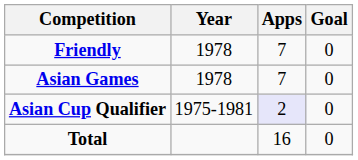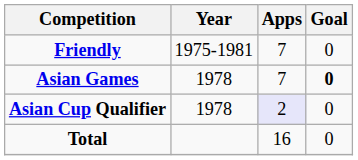(214, 49) 1978 -> (214, 49) 1975-1981
(329, 79) normal -> (329, 79) bold
(214, 109) 1975-1981 -> (214, 109) 1978
